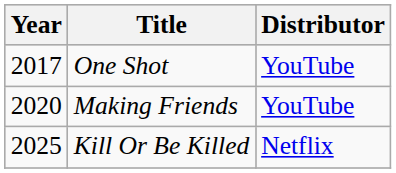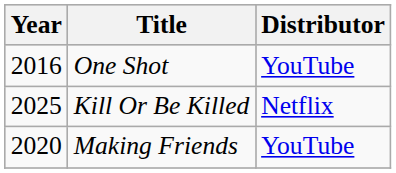(36, 65) 2017 -> (36, 65) 2016
rows swapped: (156, 106) <-> (162, 146)
